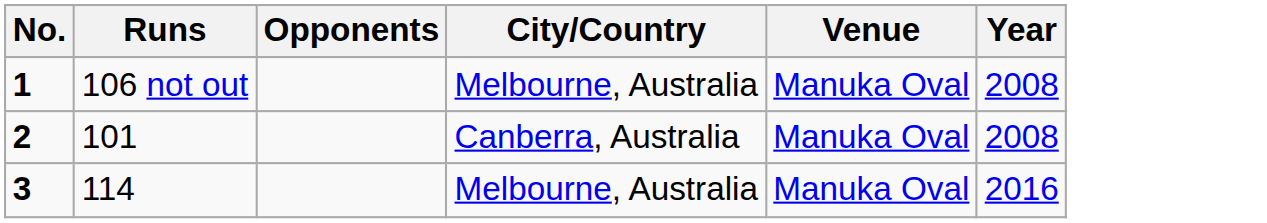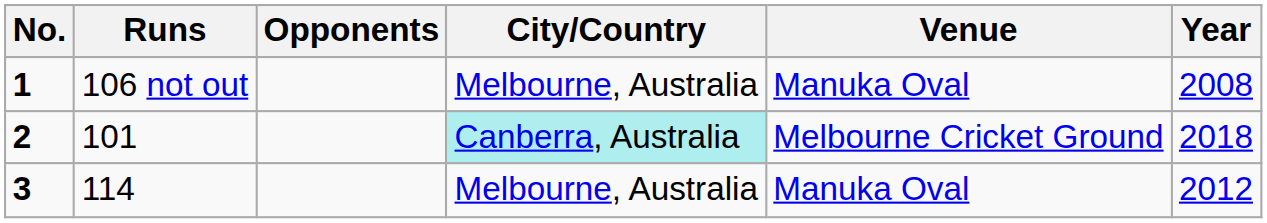(597, 136) no background -> (597, 136) paleturquoise background
(871, 136) Manuka Oval -> (968, 136) Melbourne Cricket Ground
(1022, 136) 2008 -> (1216, 136) 2018
(1022, 189) 2016 -> (1216, 189) 2012
